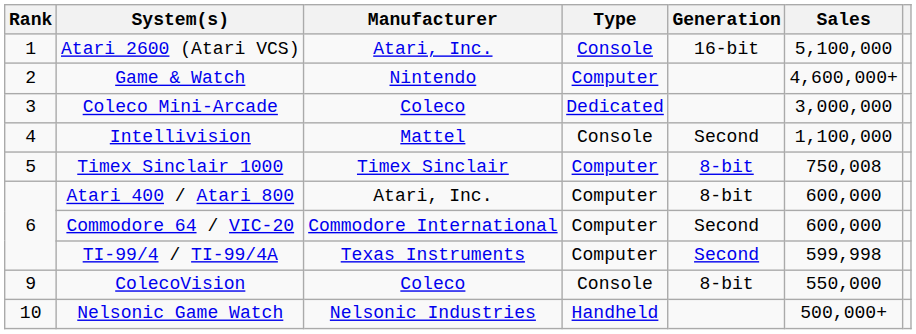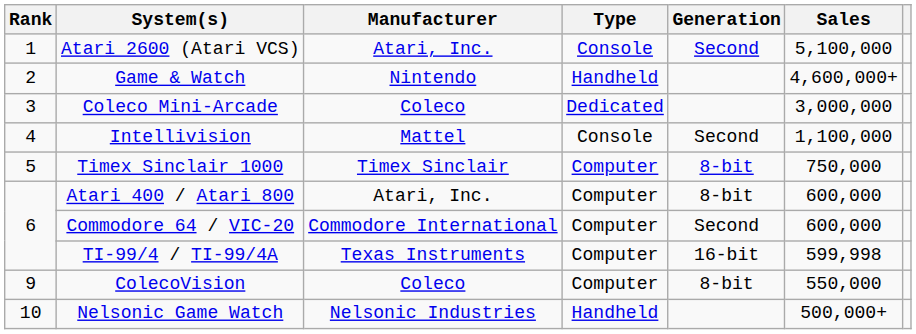(727, 49) 16-bit -> (727, 49) Second
(615, 78) Computer -> (615, 78) Handheld
(844, 167) 750,008 -> (844, 167) 750,000
(727, 255) Second -> (727, 255) 16-bit
(615, 284) Console -> (615, 284) Computer
